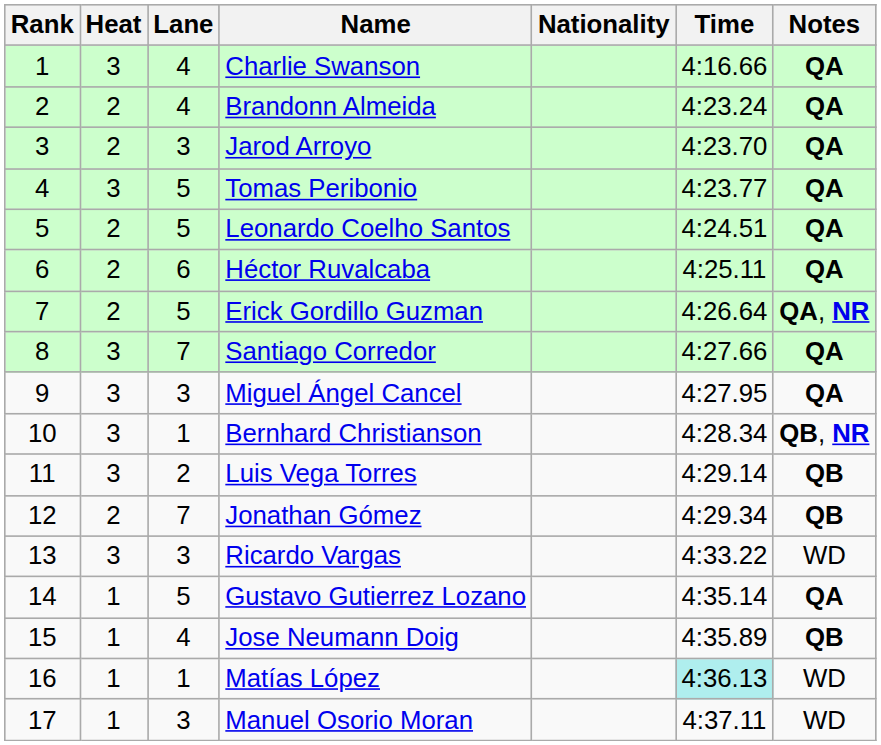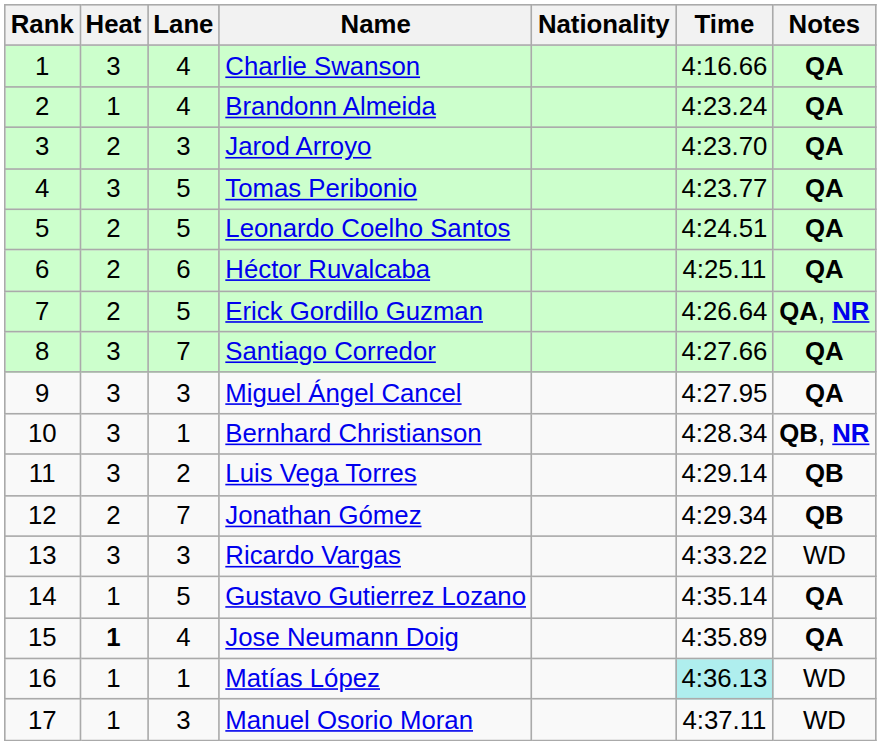(114, 106) 2 -> (114, 106) 1
(114, 637) normal -> (114, 637) bold
(824, 637) QB -> (824, 637) QA
